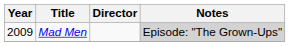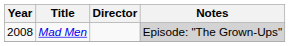(20, 32) 2009 -> (20, 32) 2008
